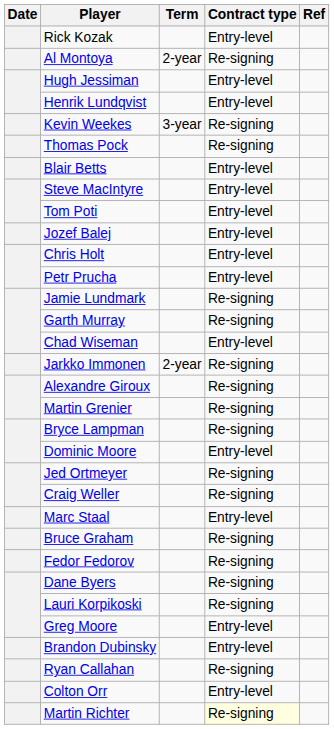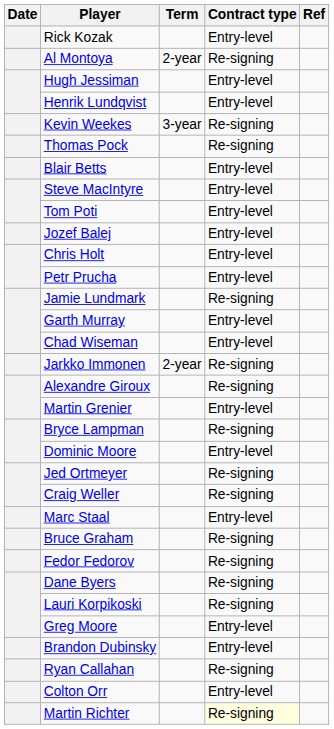(241, 320) Re-signing -> (240, 320) Entry-level
(241, 408) Re-signing -> (240, 408) Entry-level
